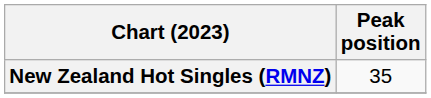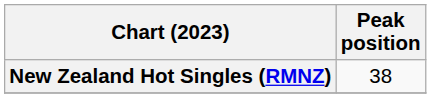(381, 76) 35 -> (381, 76) 38
